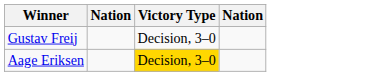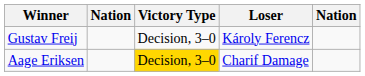+ column: (266, 15)
